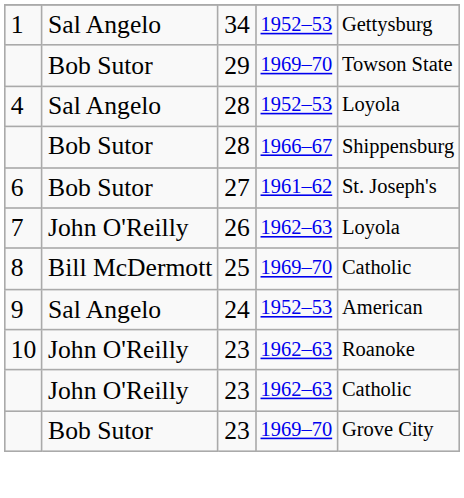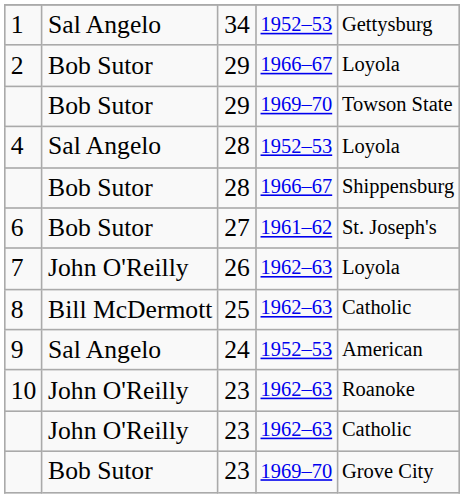+ row: (17, 65)
(296, 268) 1969–70 -> (296, 308) 1962–63
